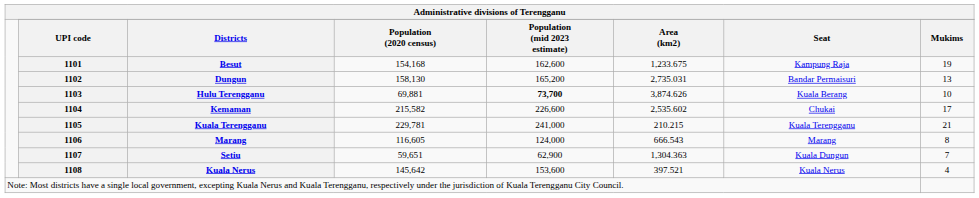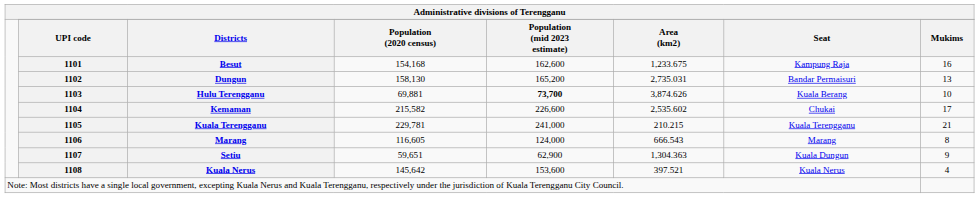(947, 64) 19 -> (947, 64) 16
(947, 155) 7 -> (947, 155) 9
